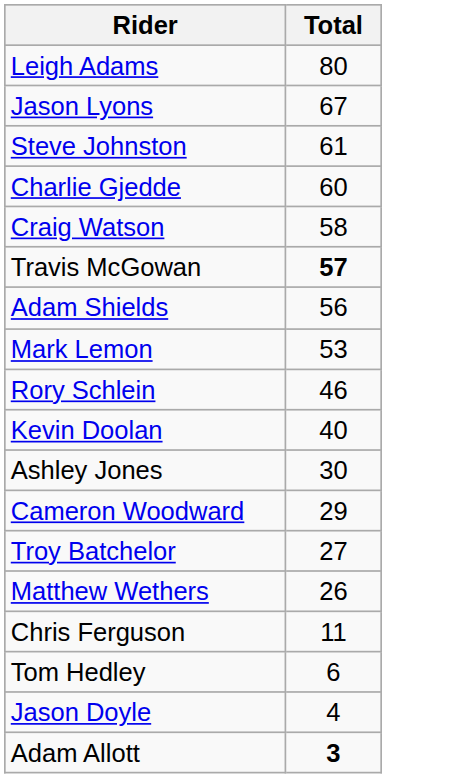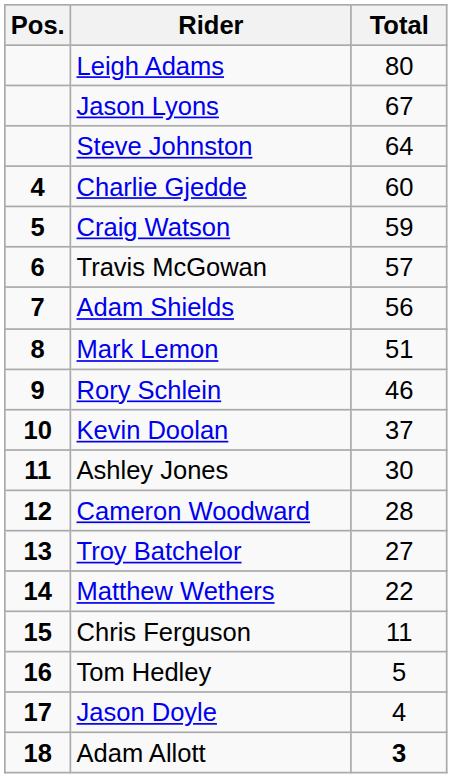+ column: (38, 25)
(333, 147) 61 -> (399, 147) 64
(333, 227) 58 -> (399, 227) 59
(333, 268) bold -> (399, 268) normal
(333, 349) 53 -> (399, 349) 51
(333, 429) 40 -> (399, 429) 37
(333, 510) 29 -> (399, 510) 28
(333, 591) 26 -> (399, 591) 22
(333, 672) 6 -> (399, 672) 5
